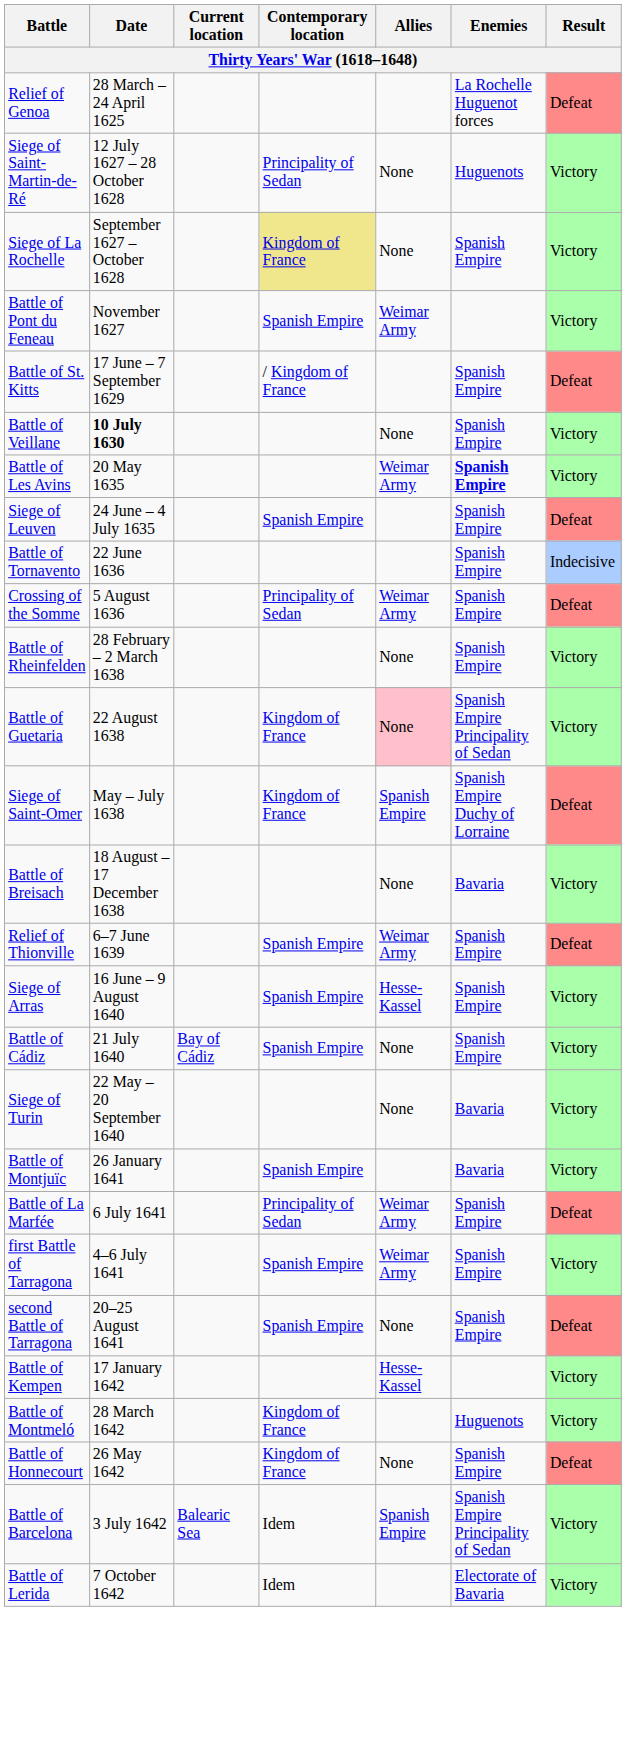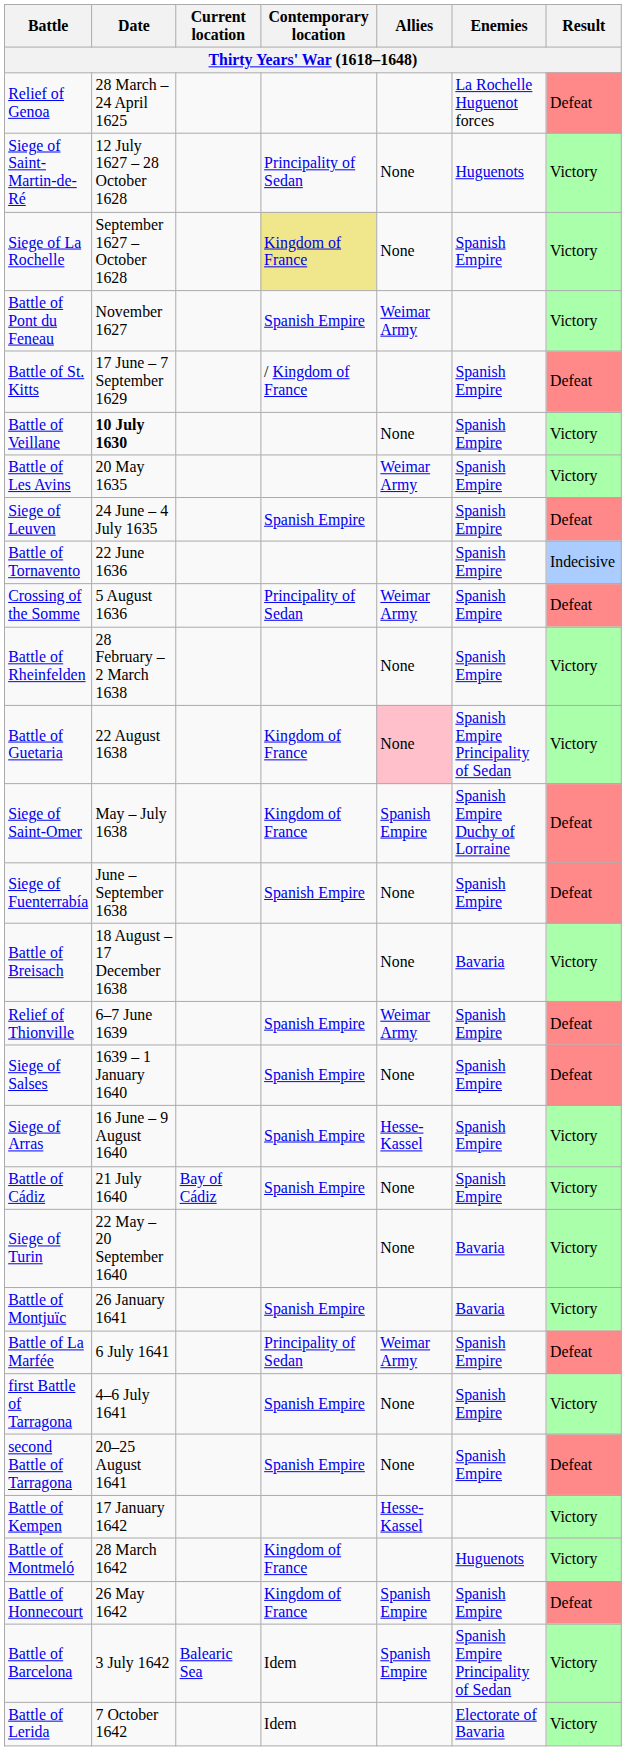(482, 476) bold -> (480, 476) normal
+ row: (48, 892)
+ row: (34, 1075)
(404, 1264) Weimar Army -> (397, 1404) None
(396, 1463) None -> (405, 1602) Spanish Empire
